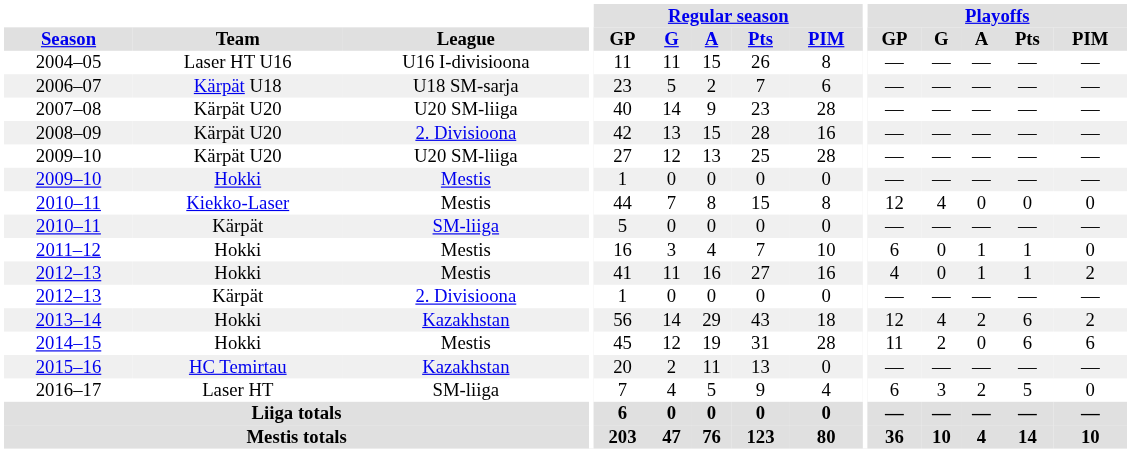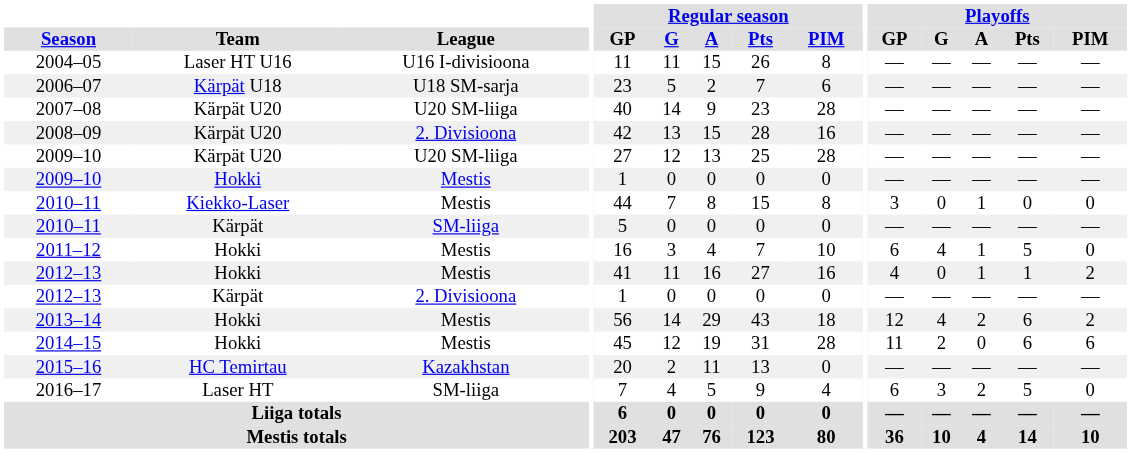(894, 202) 12 -> (894, 202) 3
(941, 202) 4 -> (941, 202) 0
(981, 202) 0 -> (981, 202) 1
(941, 249) 0 -> (941, 249) 4
(1027, 249) 1 -> (1027, 249) 5
(466, 319) Kazakhstan -> (466, 319) Mestis
